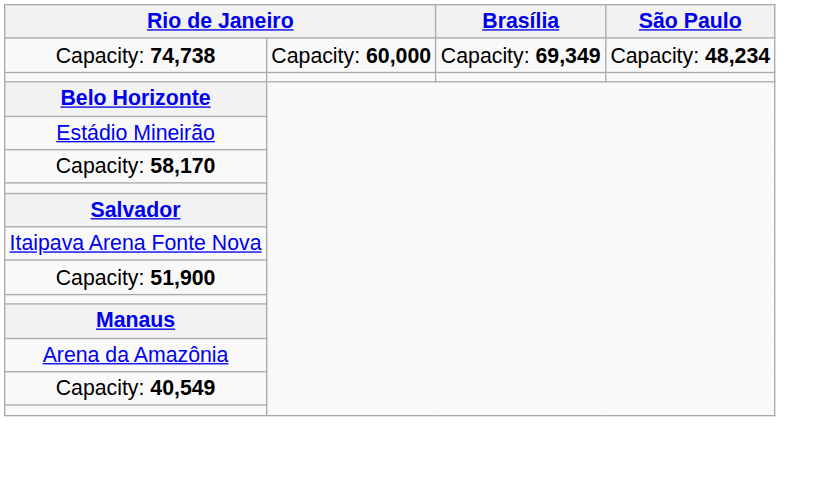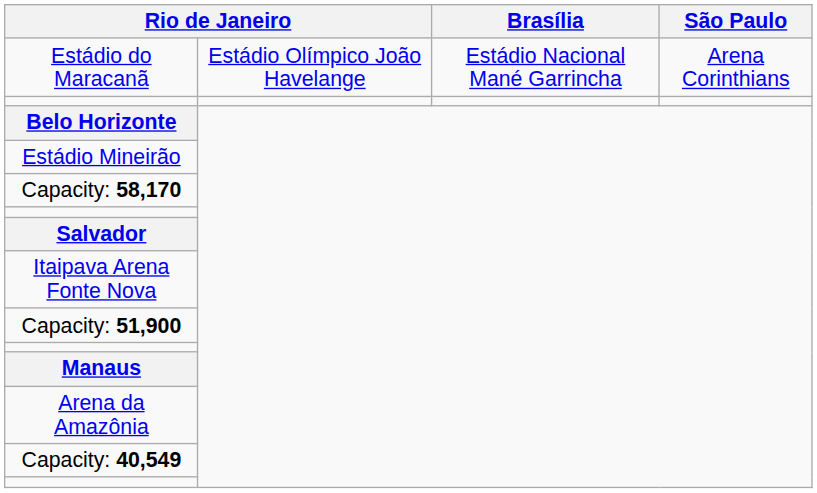+ row: (101, 67)
- row: (136, 55)
